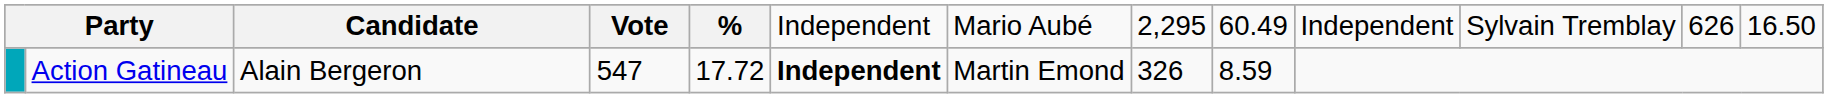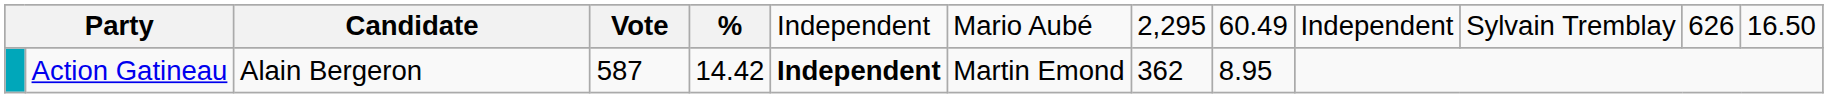(620, 69) 547 -> (620, 69) 587
(730, 69) 17.72 -> (730, 69) 14.42
(1160, 69) 326 -> (1160, 69) 362
(1246, 69) 8.59 -> (1246, 69) 8.95
